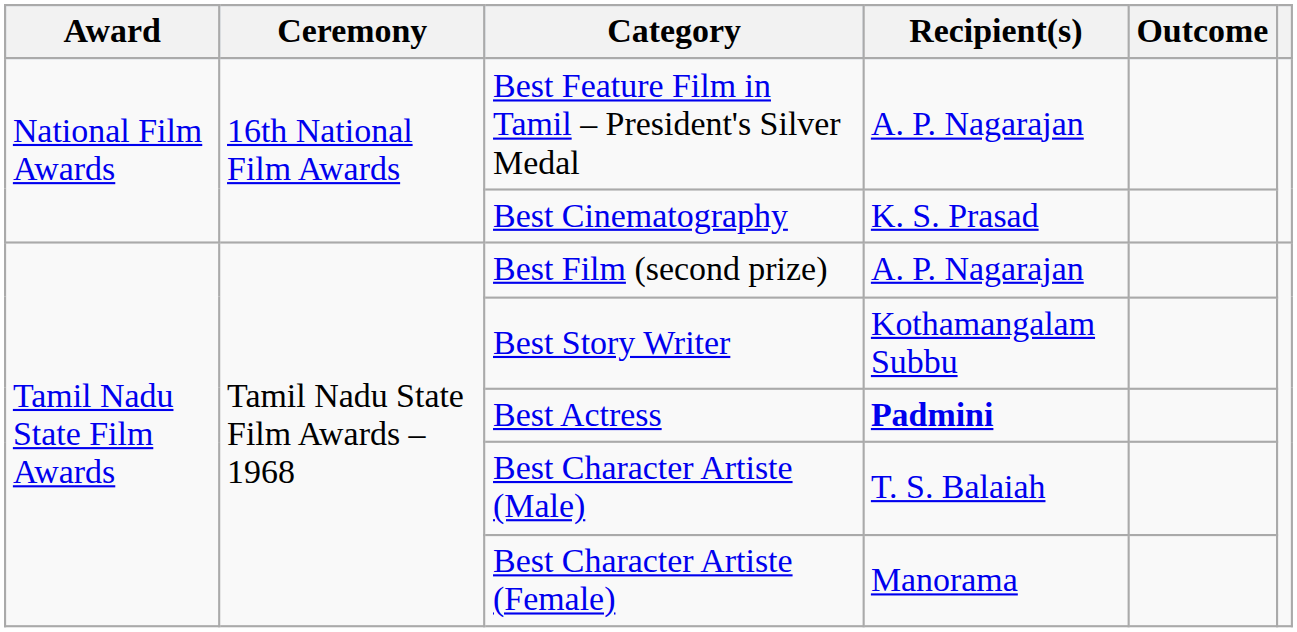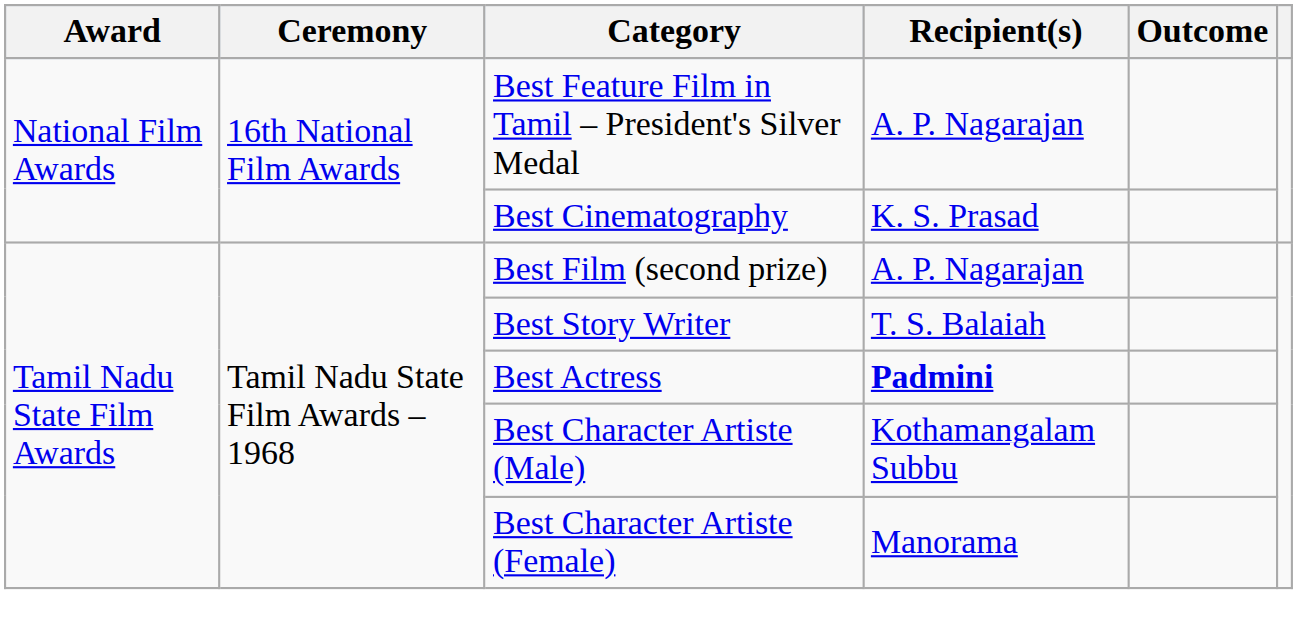(983, 341) Kothamangalam Subbu -> (958, 322) T. S. Balaiah
(958, 487) T. S. Balaiah -> (983, 449) Kothamangalam Subbu
